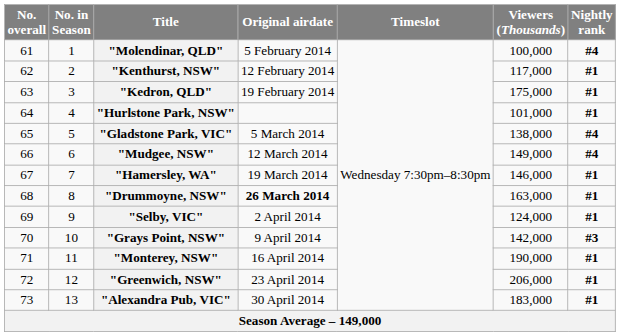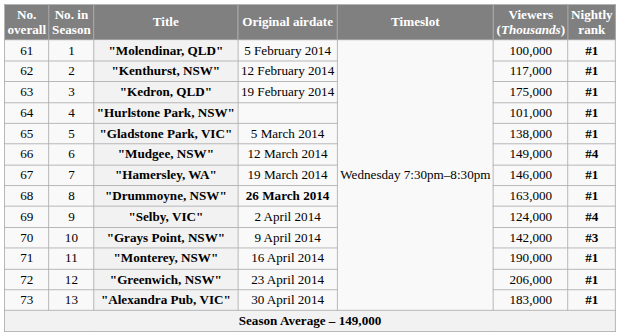(592, 50) #4 -> (592, 50) #1
(592, 133) #4 -> (592, 133) #1
(592, 216) #1 -> (592, 216) #4
